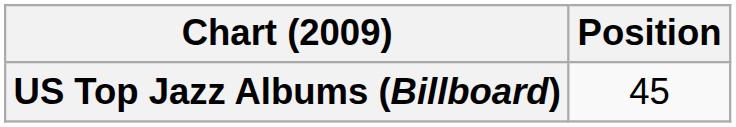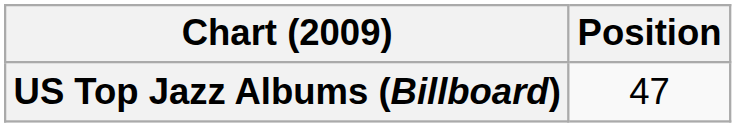(650, 91) 45 -> (650, 91) 47
